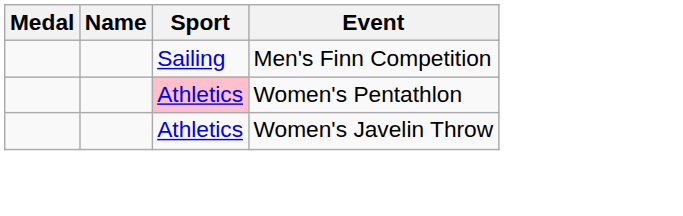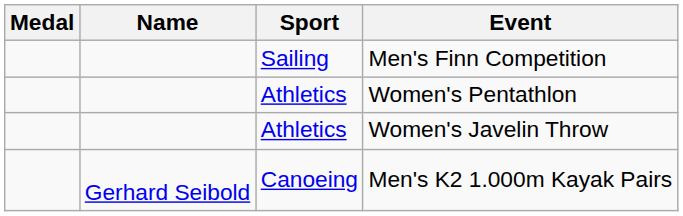(200, 94) pink background -> (304, 94) no background
+ row: (520, 179)
